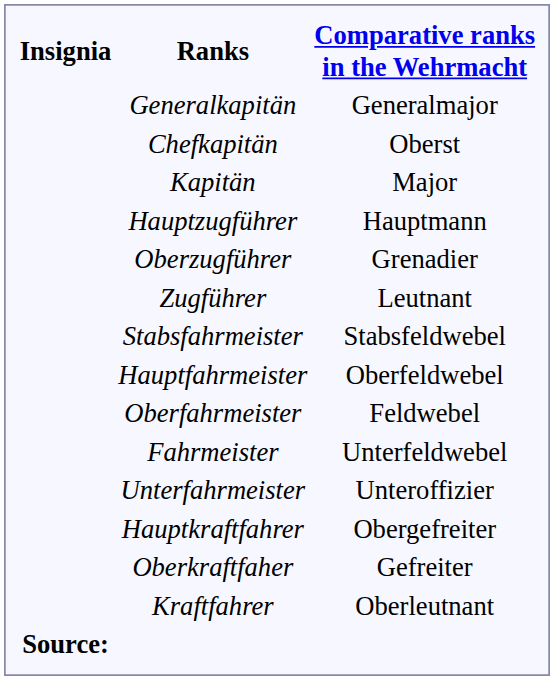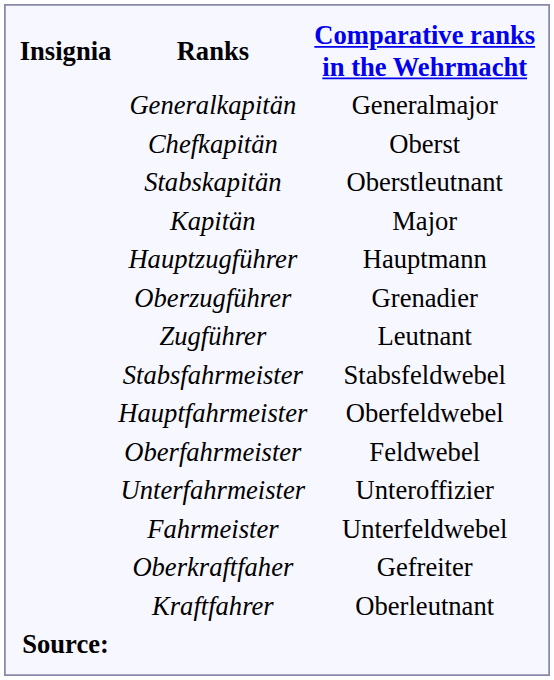+ row: (213, 182)
rows swapped: (213, 451) <-> (213, 490)
- row: (213, 528)
